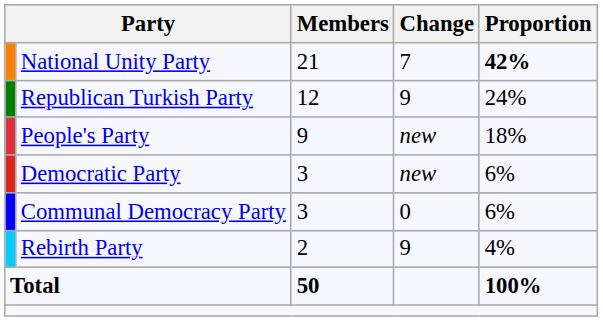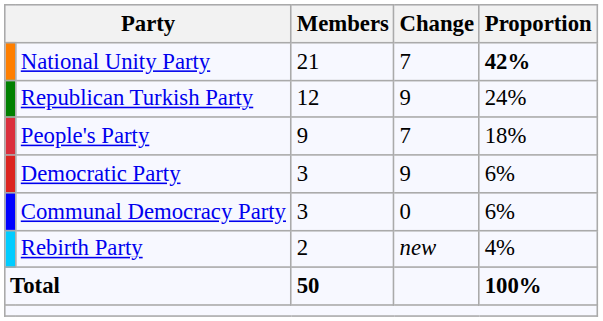(418, 136) new -> (405, 136) 7
(418, 173) new -> (405, 173) 9
(405, 248) 9 -> (418, 248) new
